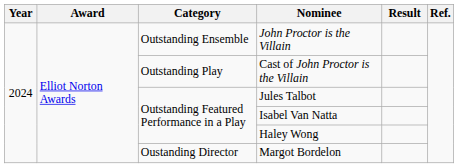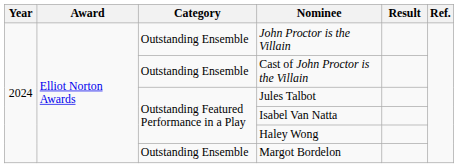(182, 71) Outstanding Play -> (195, 71) Outstanding Ensemble
(189, 153) Oustanding Director -> (195, 153) Outstanding Ensemble
